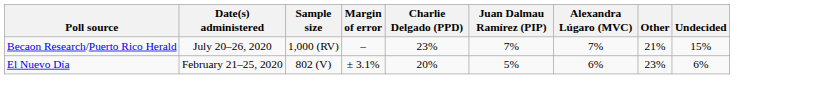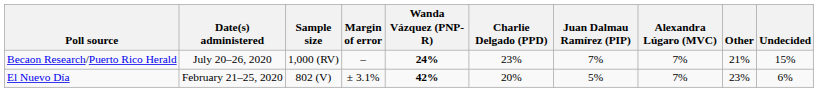+ column: (427, 27)
(596, 65) 6% -> (680, 78) 7%
